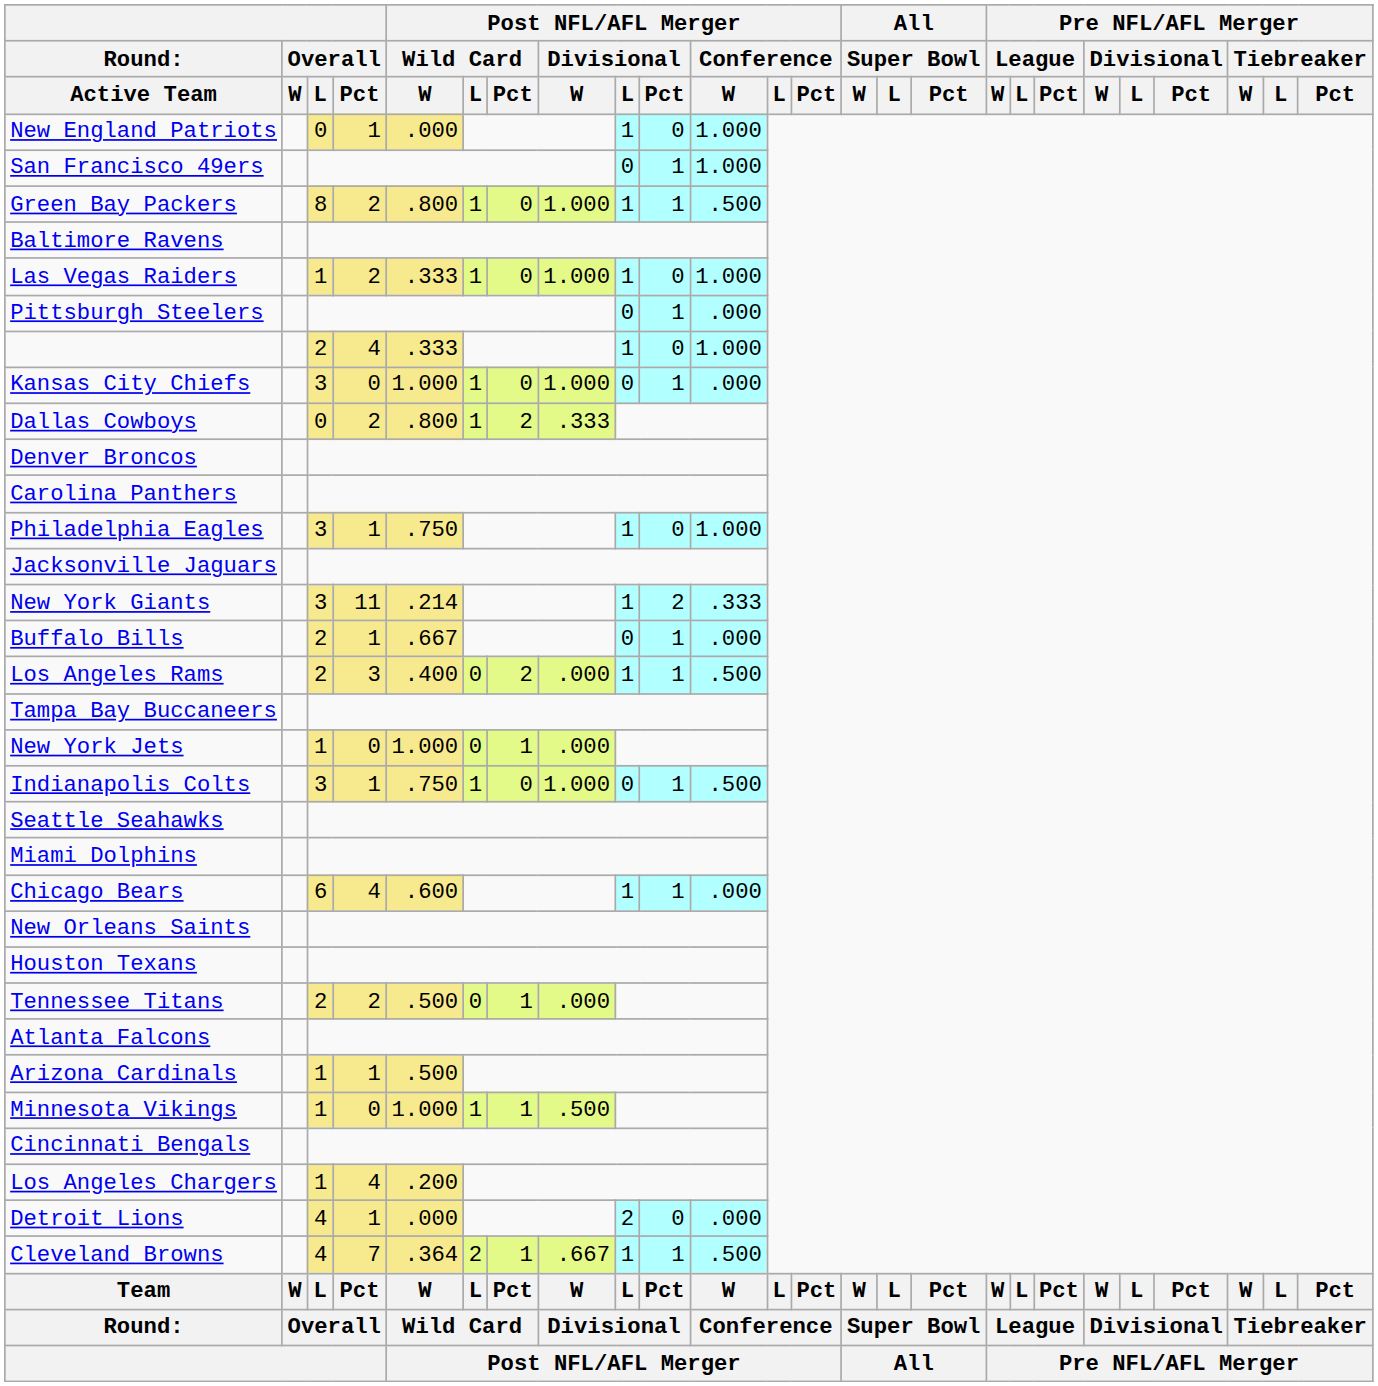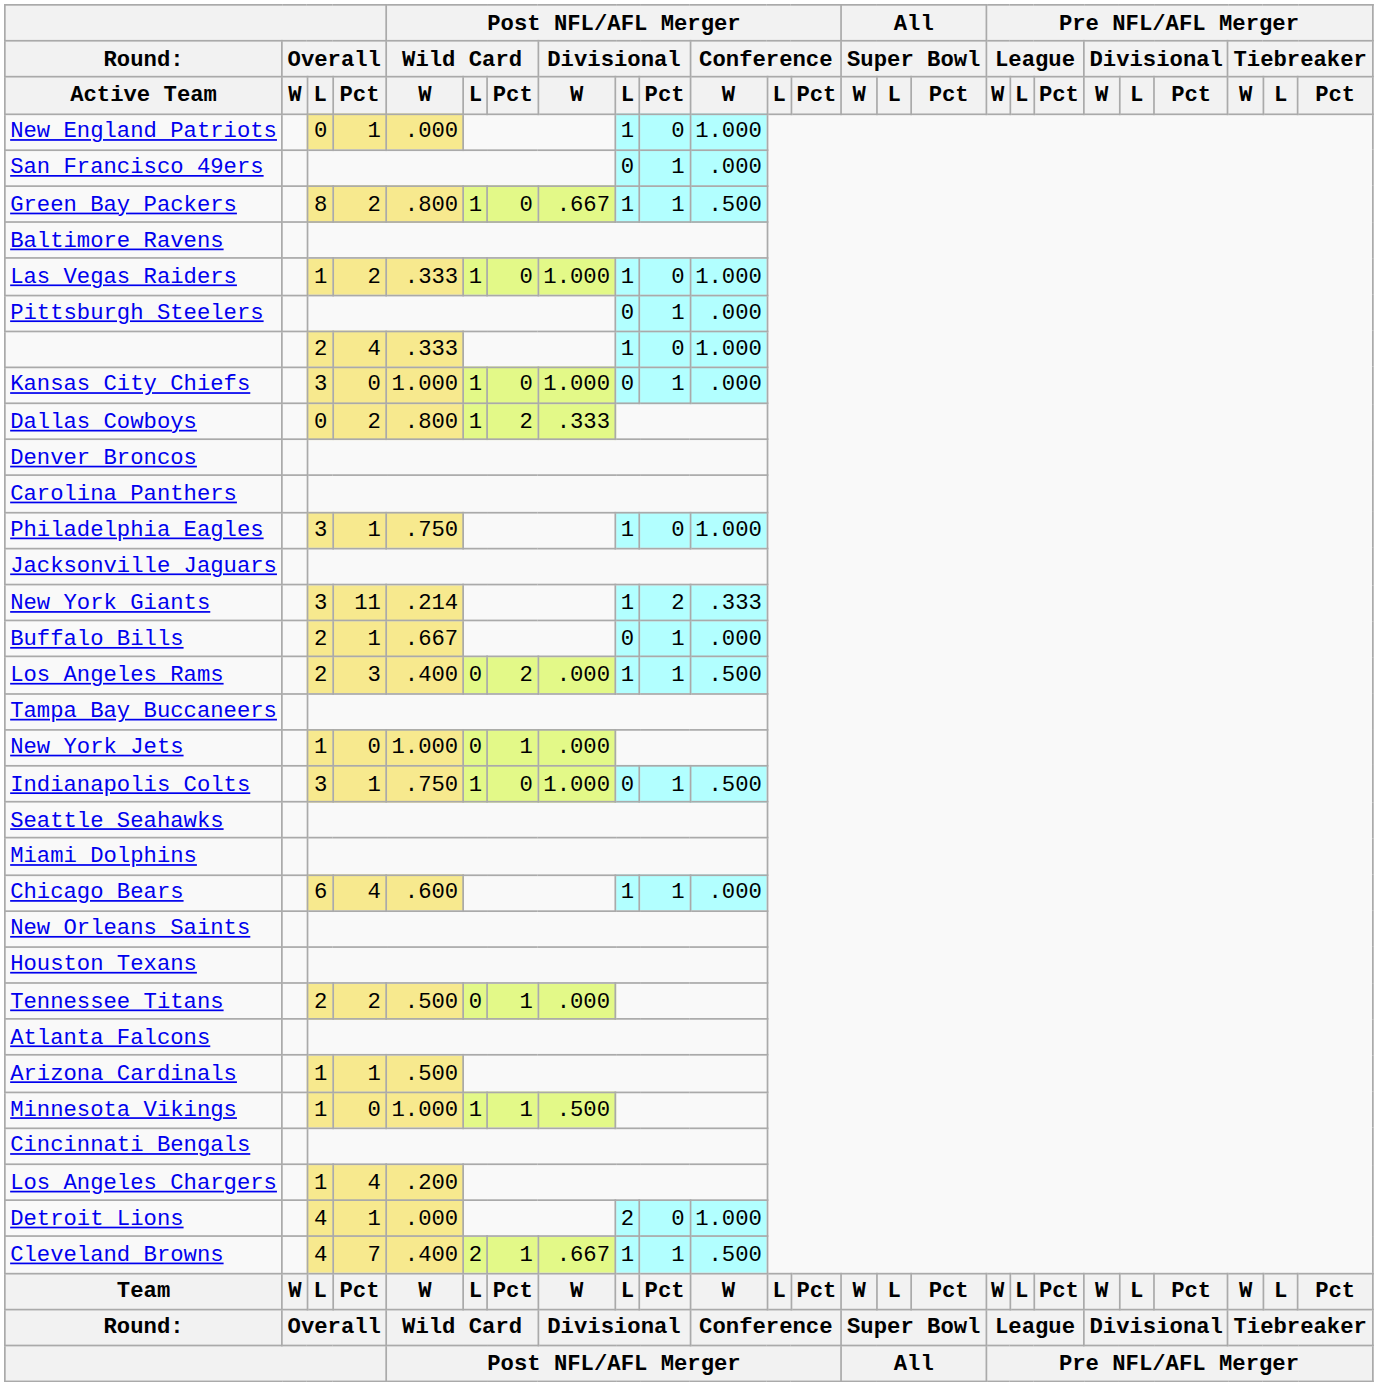(729, 168) 1.000 -> (735, 168) .000
(577, 204) 1.000 -> (583, 204) .667
(735, 1219) .000 -> (729, 1219) 1.000
(432, 1255) .364 -> (432, 1255) .400
